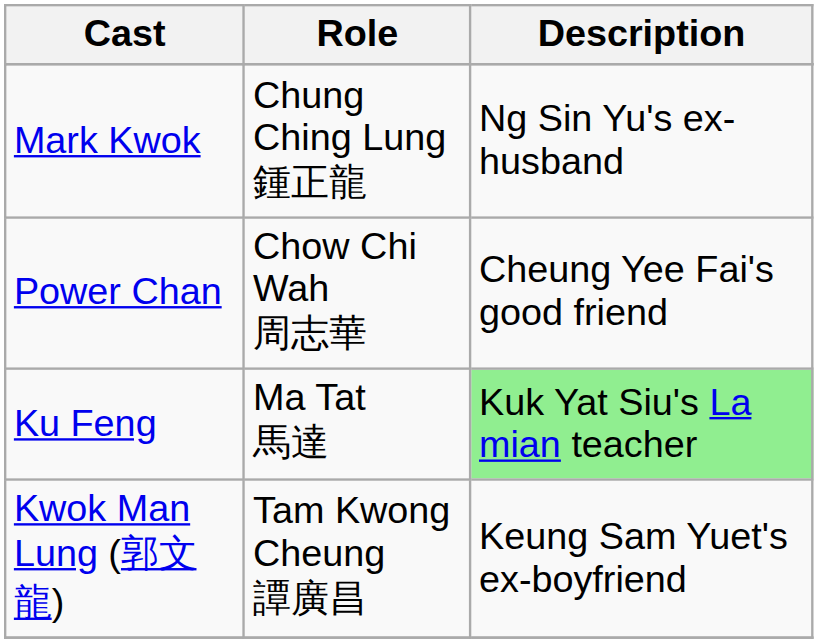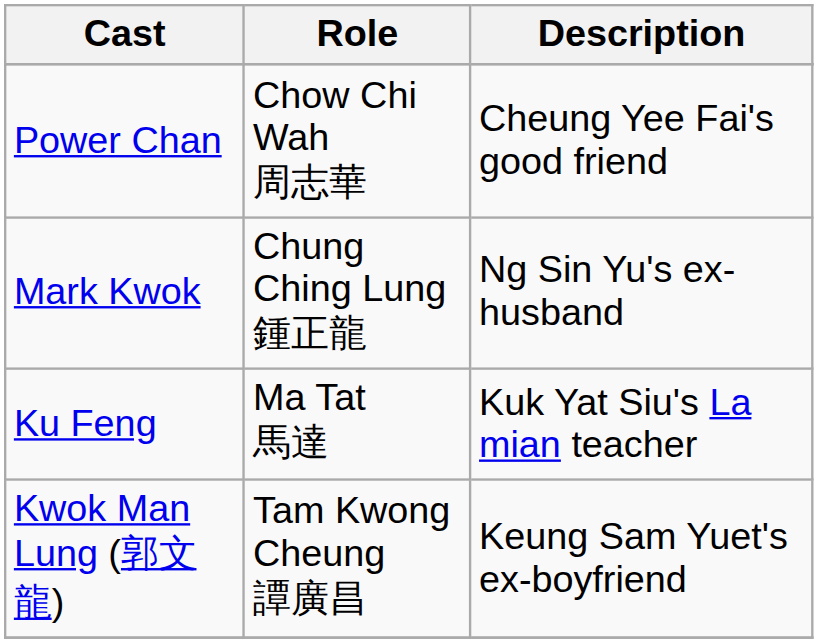rows swapped: (118, 292) <-> (107, 140)
(615, 422) lightgreen background -> (615, 422) no background
